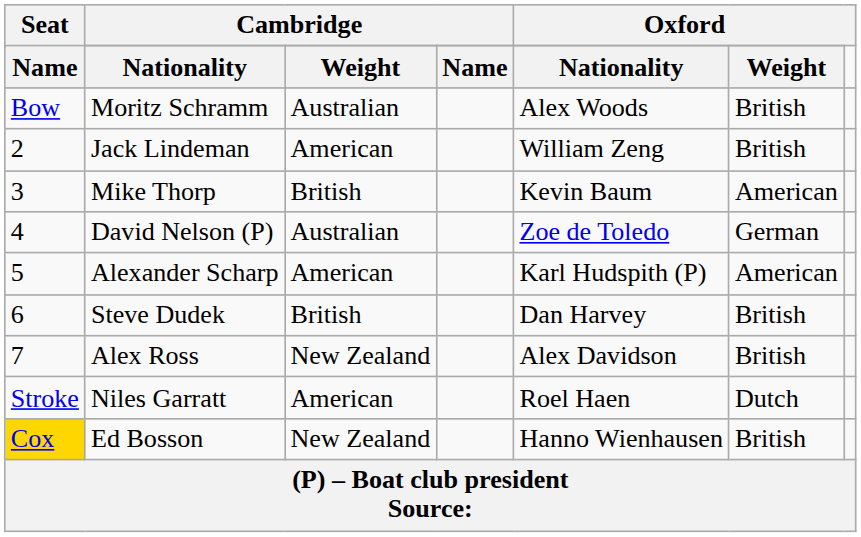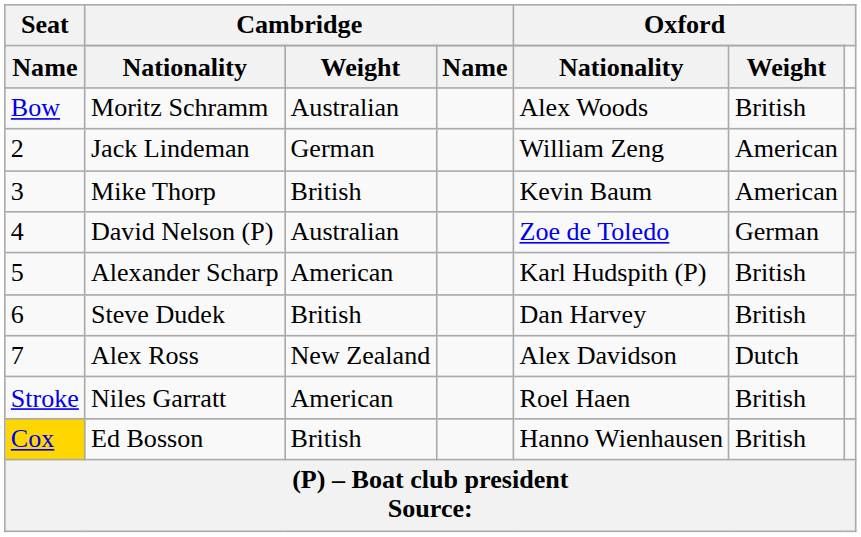(342, 149) American -> (333, 149) German
(770, 149) British -> (786, 149) American
(786, 273) American -> (770, 273) British
(770, 356) British -> (767, 356) Dutch
(767, 397) Dutch -> (770, 397) British
(360, 438) New Zealand -> (326, 438) British
